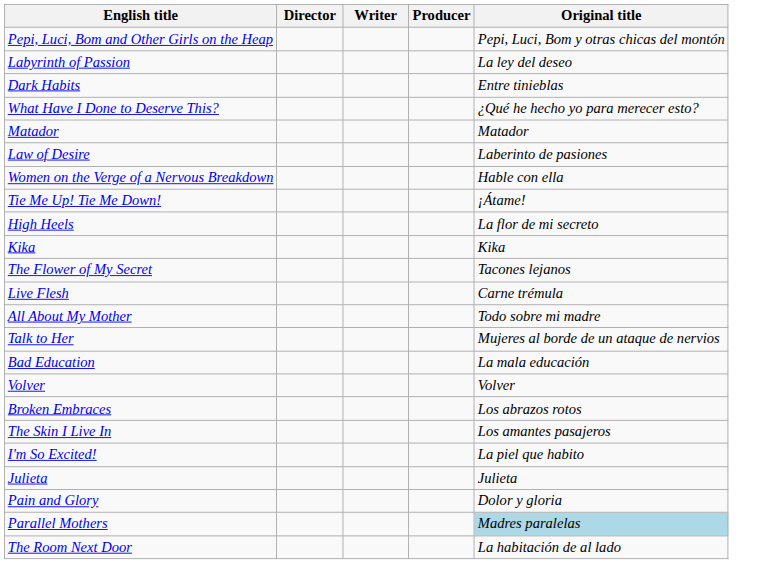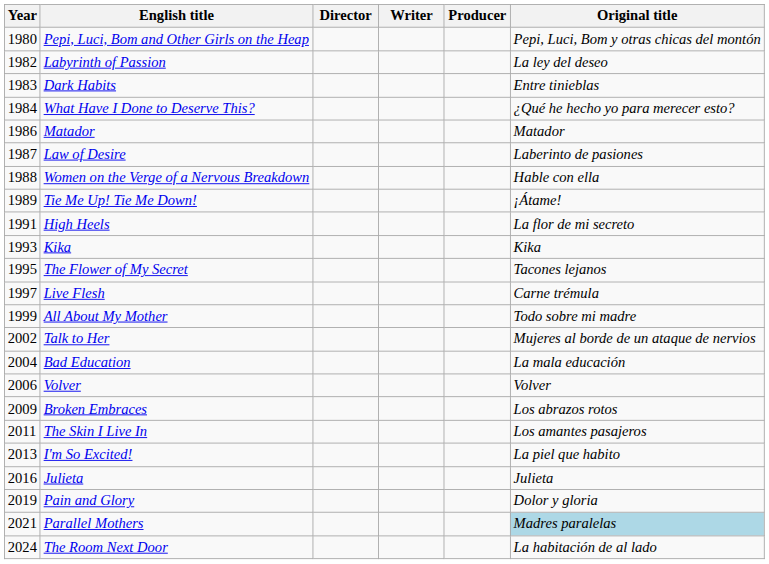+ column: (22, 16)
